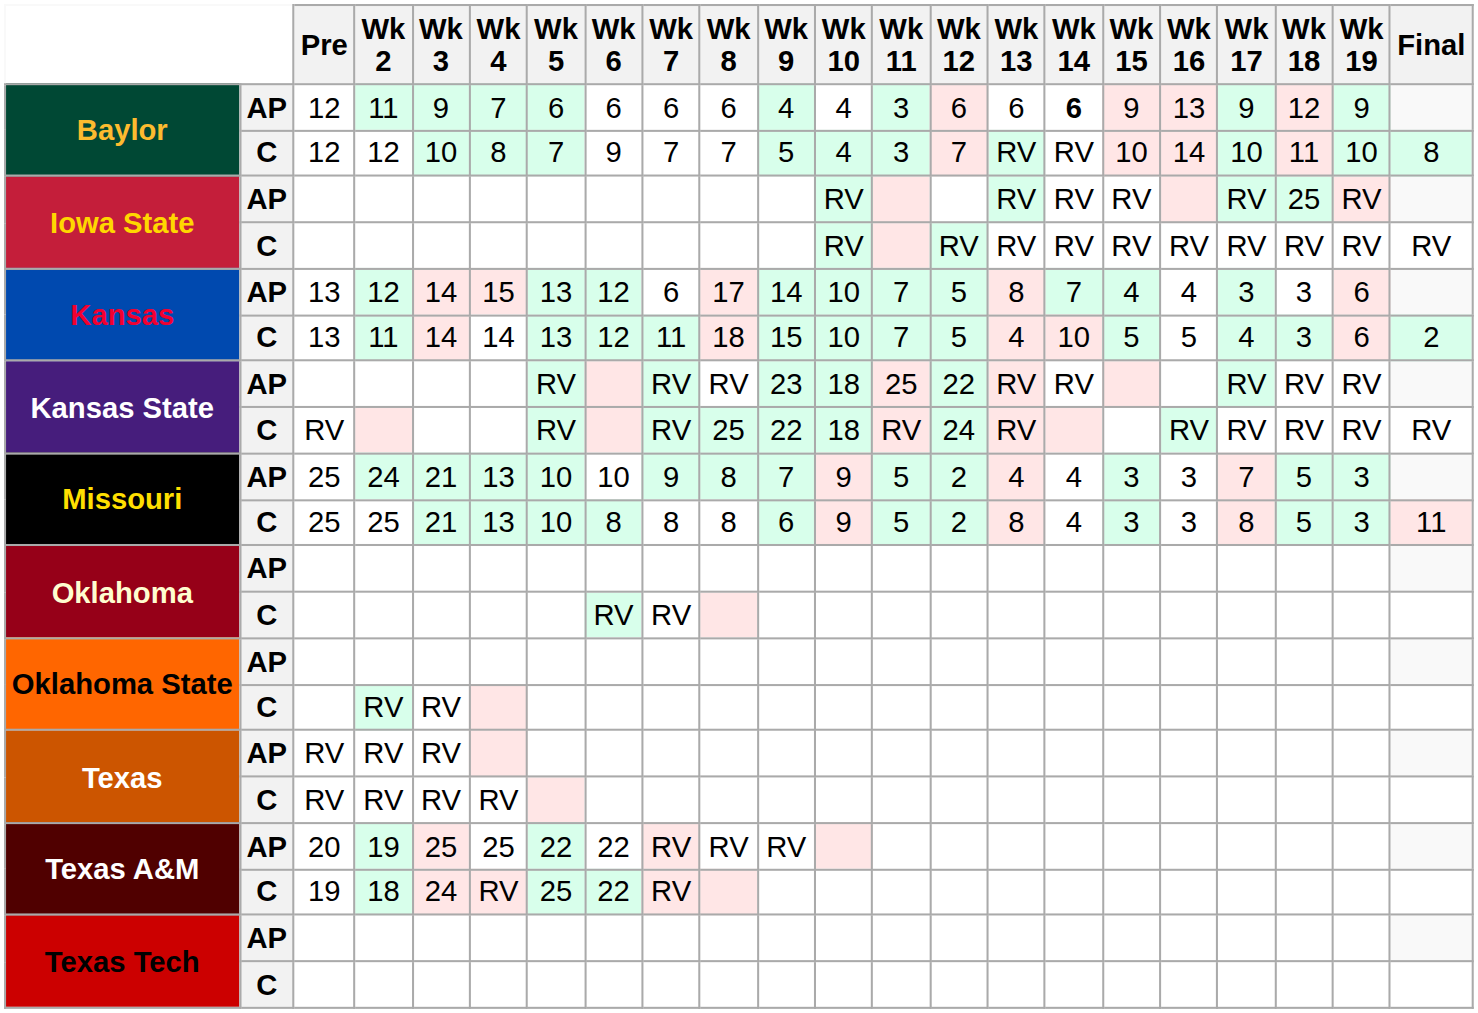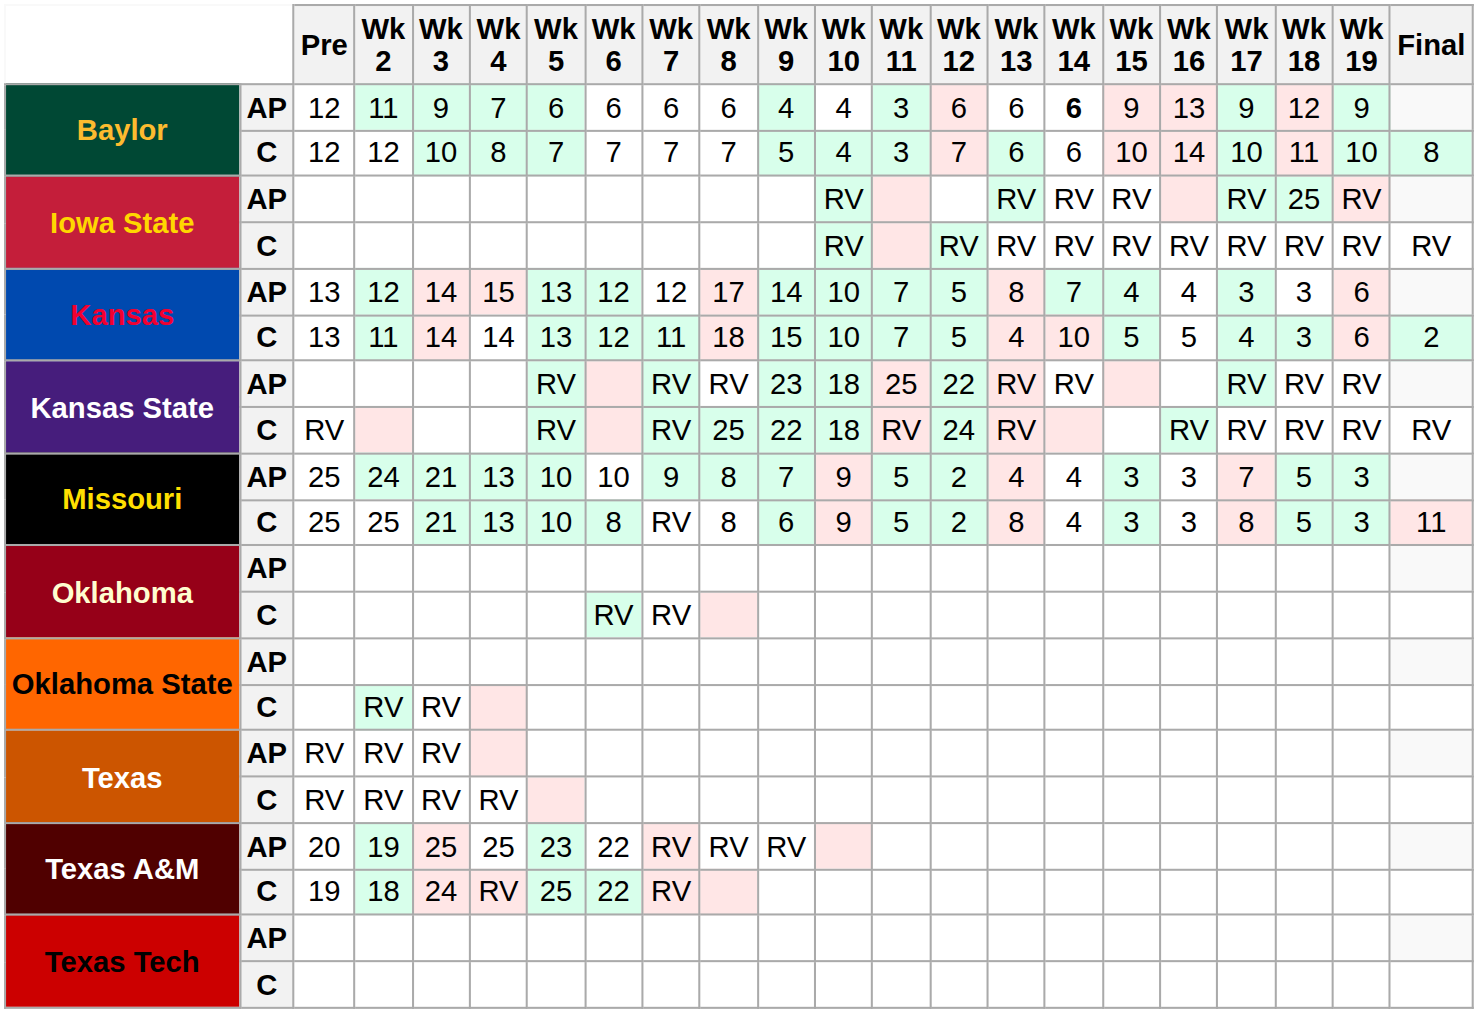(614, 153) 9 -> (614, 153) 7
(1016, 153) RV -> (1016, 153) 6
(1074, 153) RV -> (1074, 153) 6
(671, 292) 6 -> (671, 292) 12
(671, 523) 8 -> (671, 523) RV
(556, 846) 22 -> (556, 846) 23
